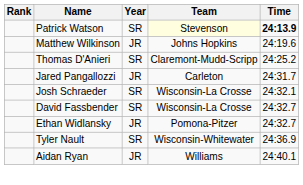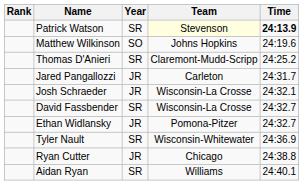(135, 44) JR -> (135, 44) SO
(135, 92) SR -> (135, 92) JR
+ row: (63, 156)
(135, 156) JR -> (135, 172) SR
